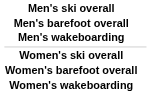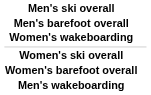rows swapped: (71, 38) <-> (71, 85)
